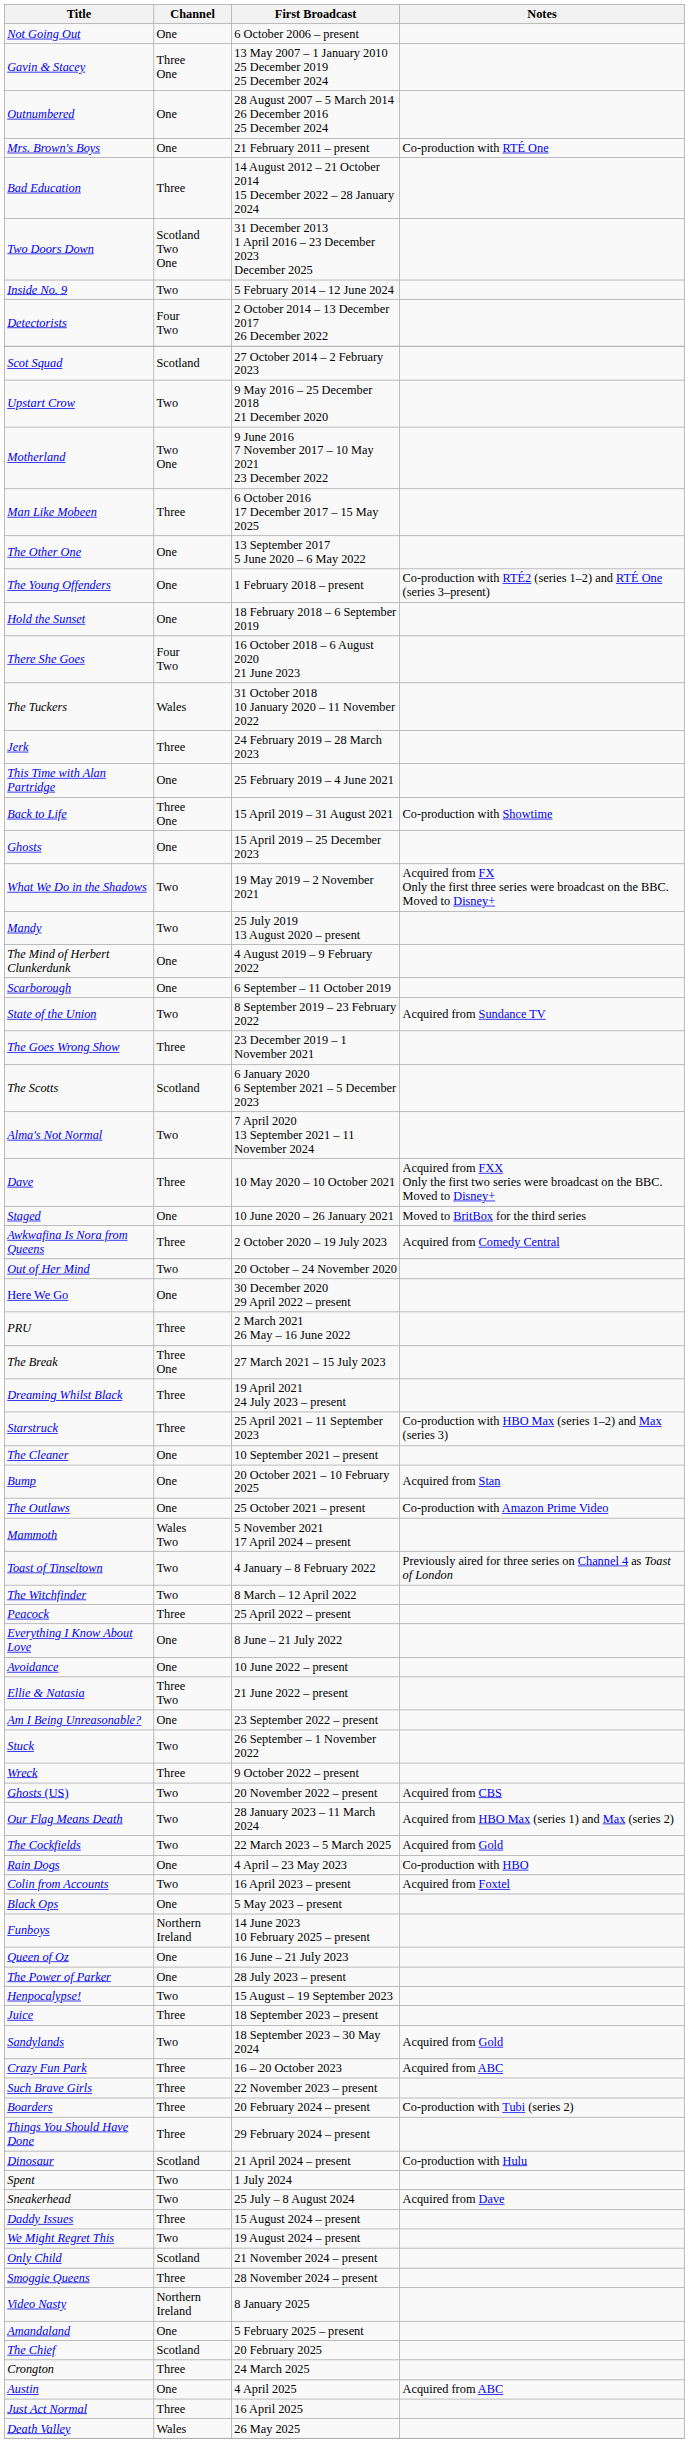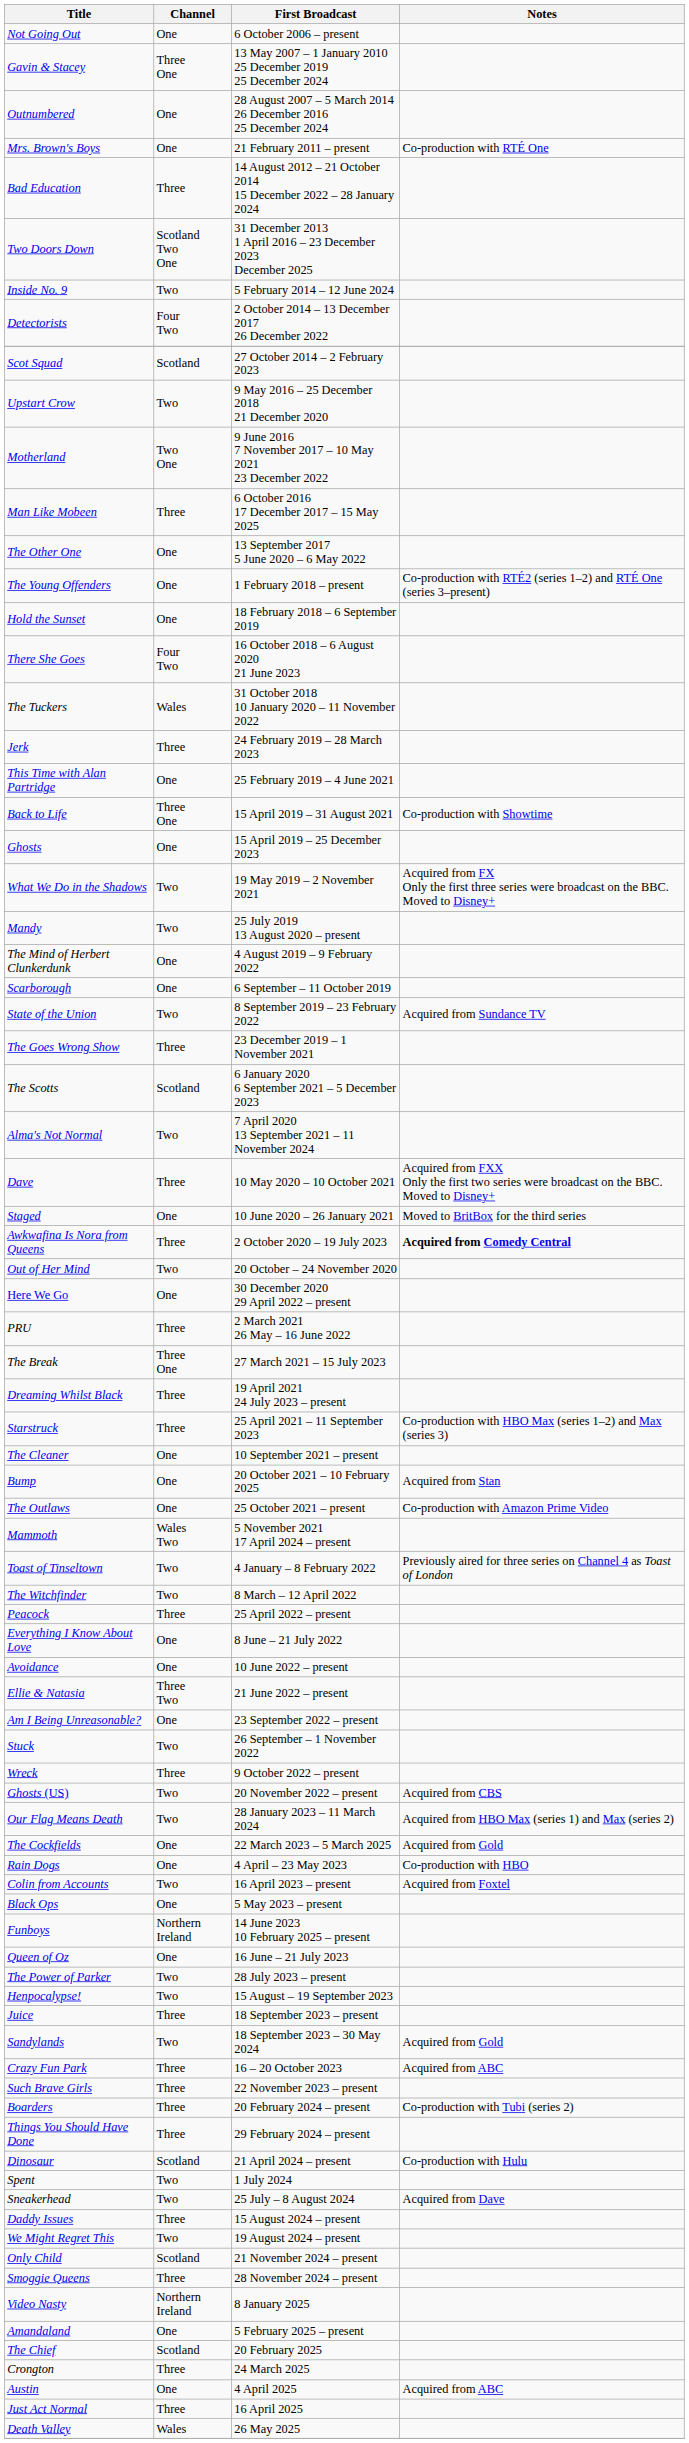(481, 1242) normal -> (487, 1242) bold
(167, 1845) Two -> (167, 1845) One
(167, 1976) One -> (167, 1976) Two
